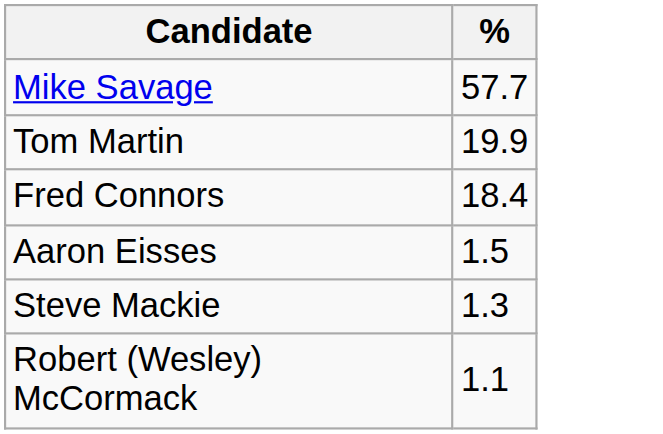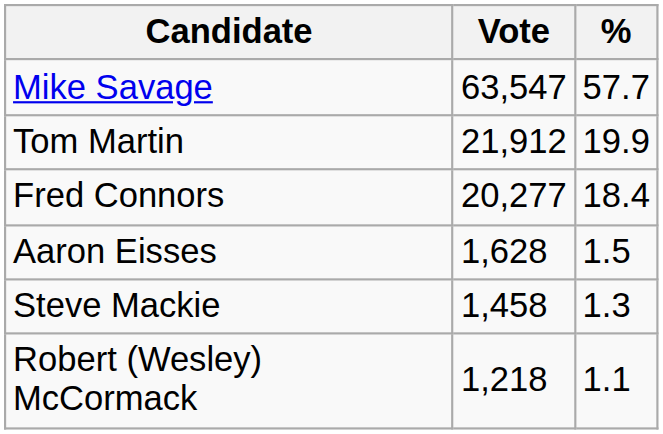+ column: (514, 31)
